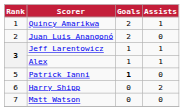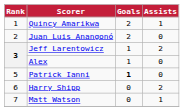(161, 49) 1 -> (161, 49) 2
(161, 62) 1 -> (161, 62) 0
(161, 100) 0 -> (161, 100) 1
